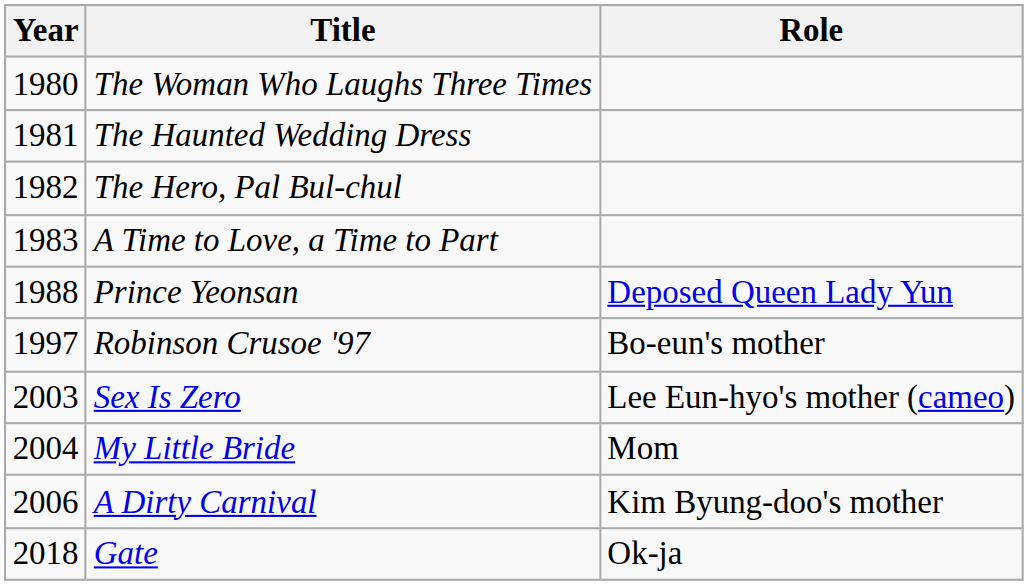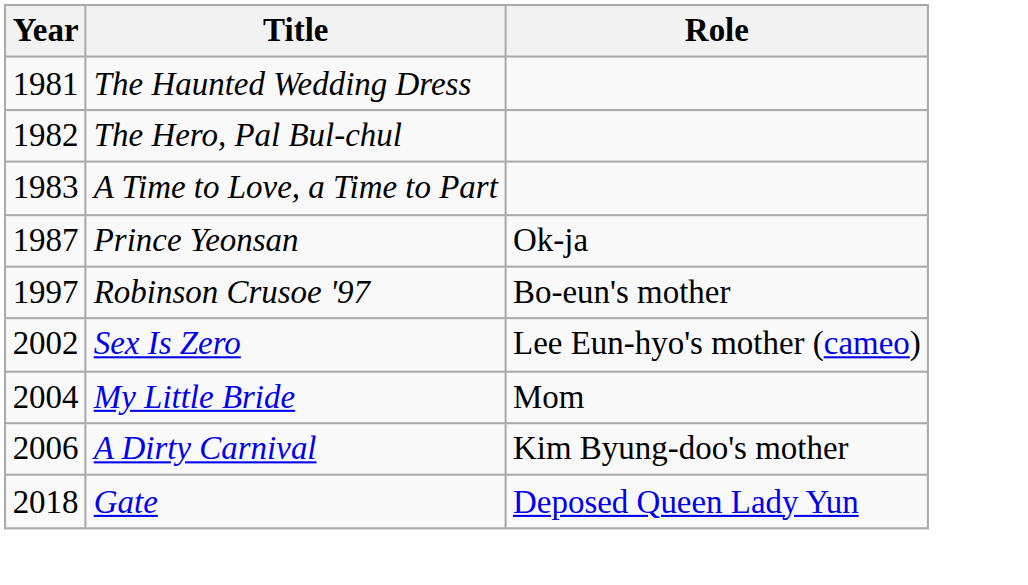- row: (343, 82)
(46, 291) 1988 -> (46, 239) 1987
(780, 291) Deposed Queen Lady Yun -> (551, 239) Ok-ja
(46, 396) 2003 -> (46, 344) 2002
(645, 553) Ok-ja -> (686, 501) Deposed Queen Lady Yun
